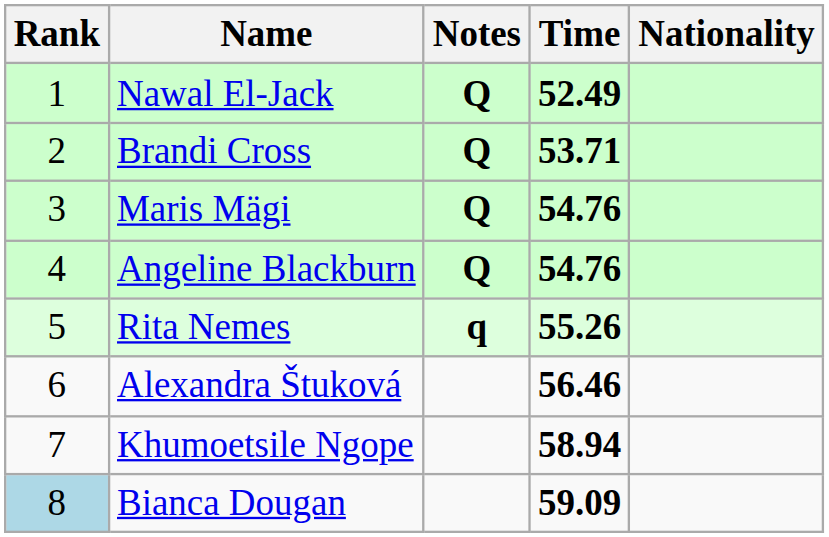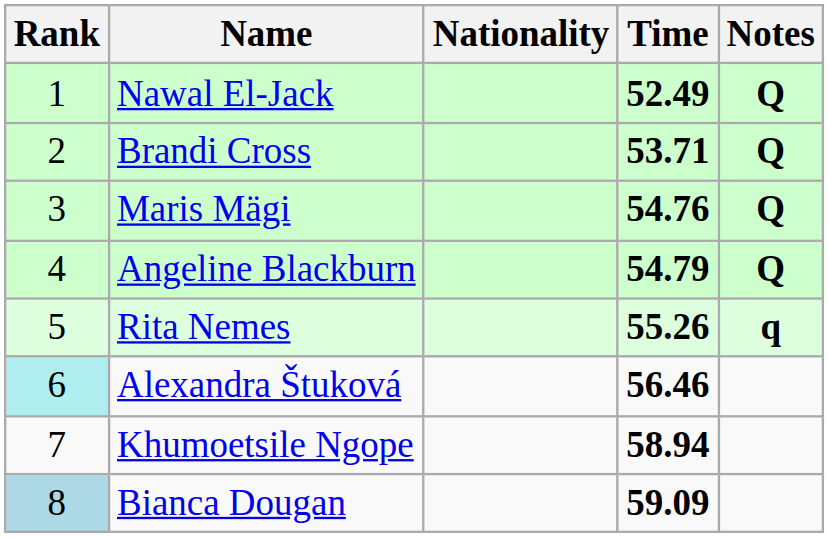columns swapped: (727, 33) <-> (477, 33)
(580, 268) 54.76 -> (668, 268) 54.79
(57, 385) no background -> (57, 385) paleturquoise background
